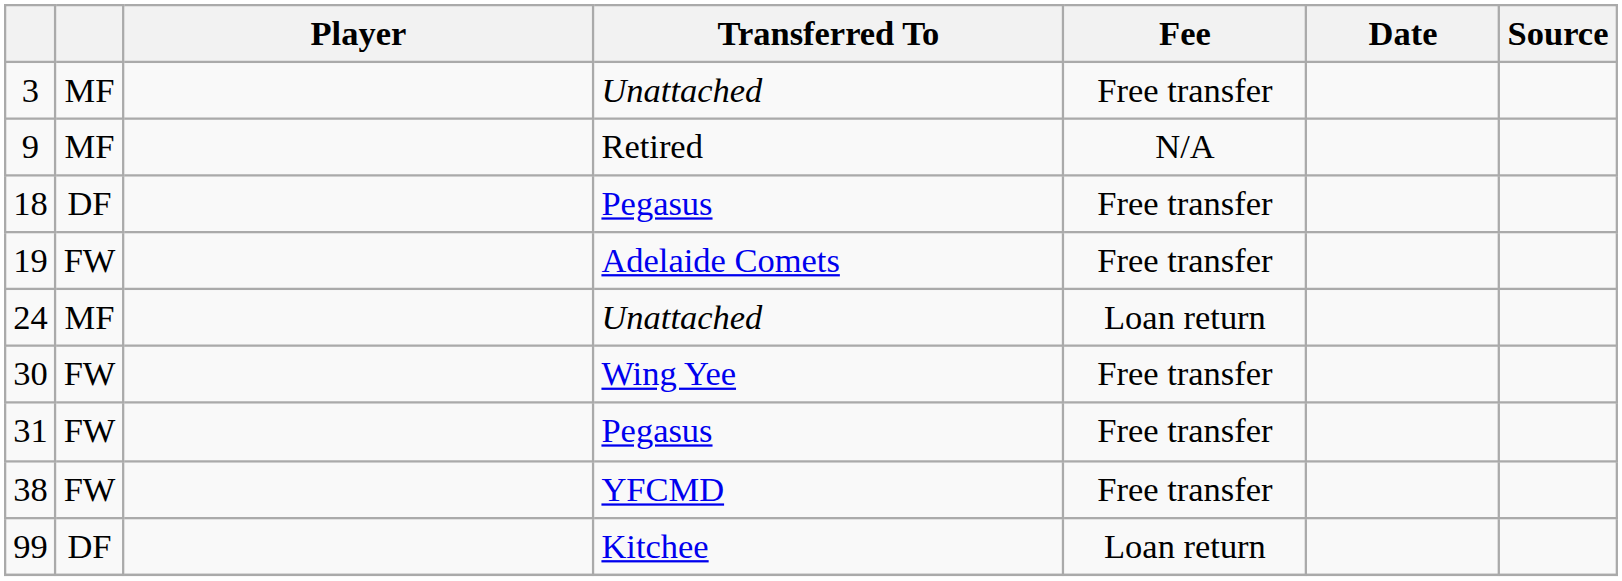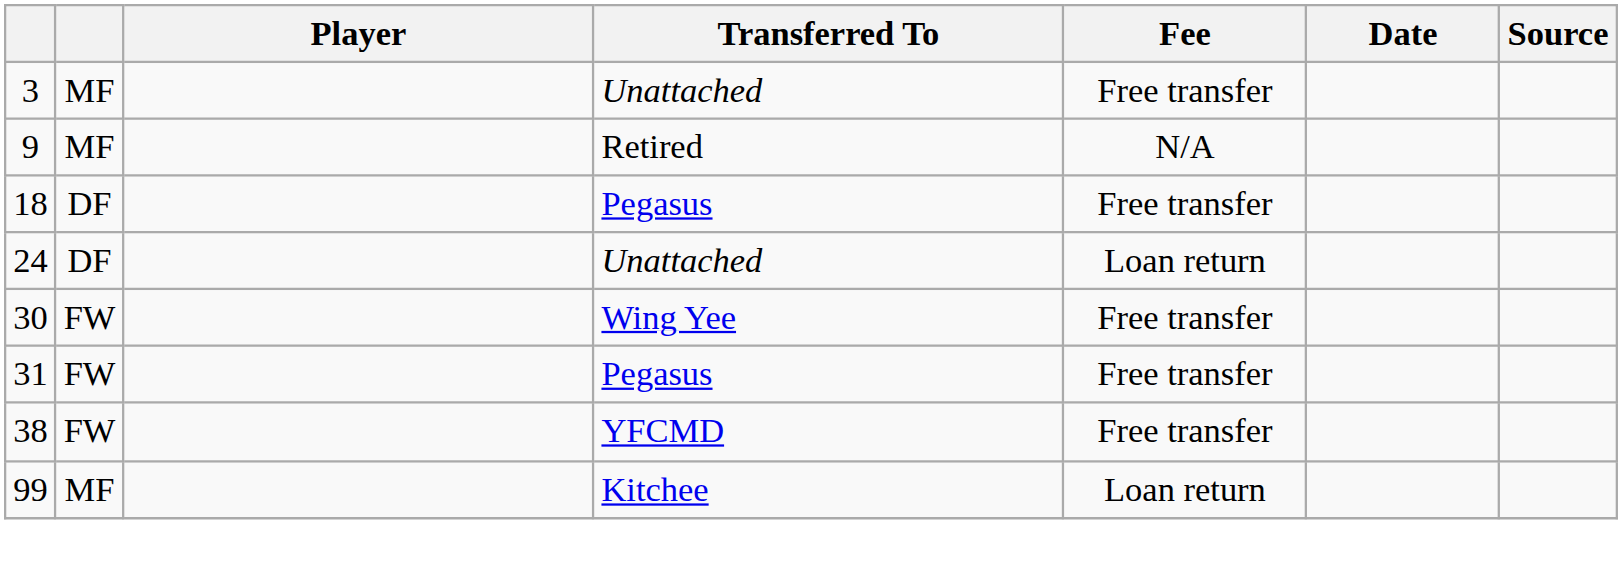- row: (30, 260)
(89, 317) MF -> (89, 260) DF
(89, 545) DF -> (89, 488) MF
